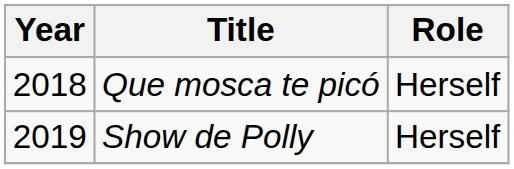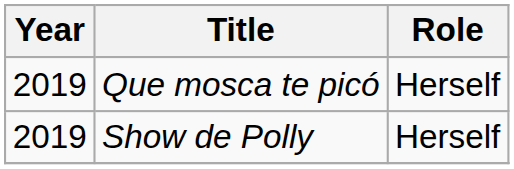(50, 83) 2018 -> (50, 83) 2019
